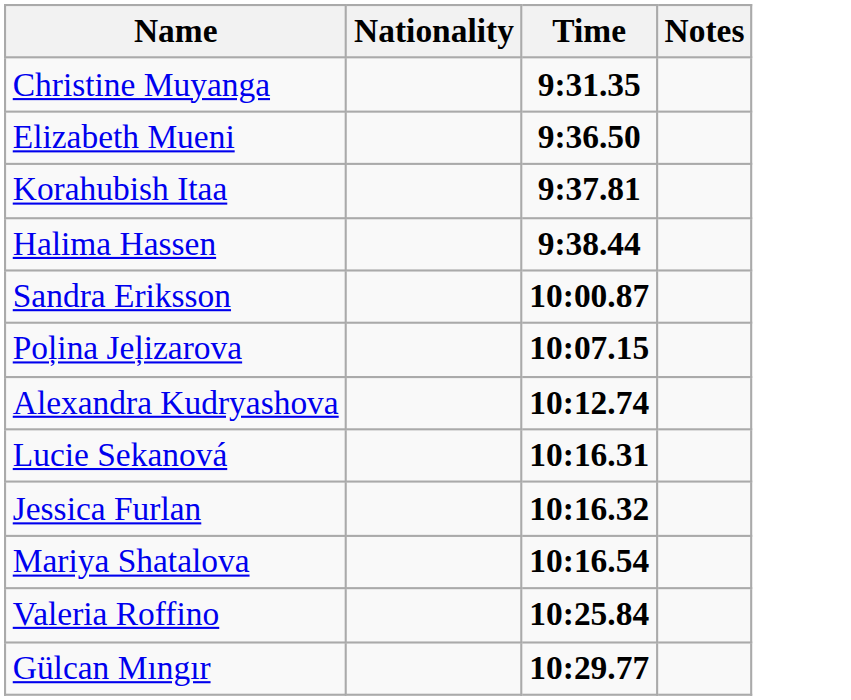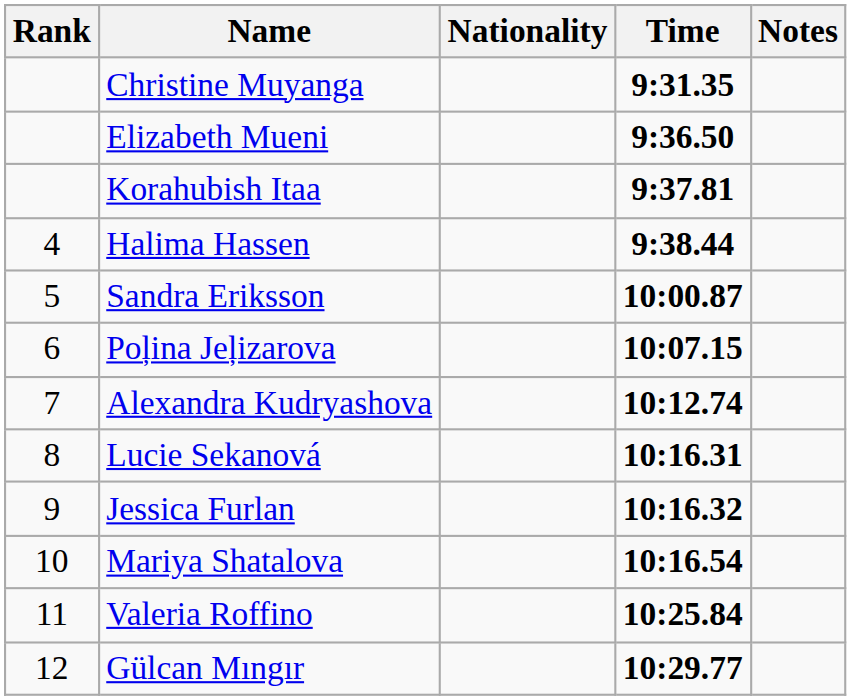+ column: (52, 31)
